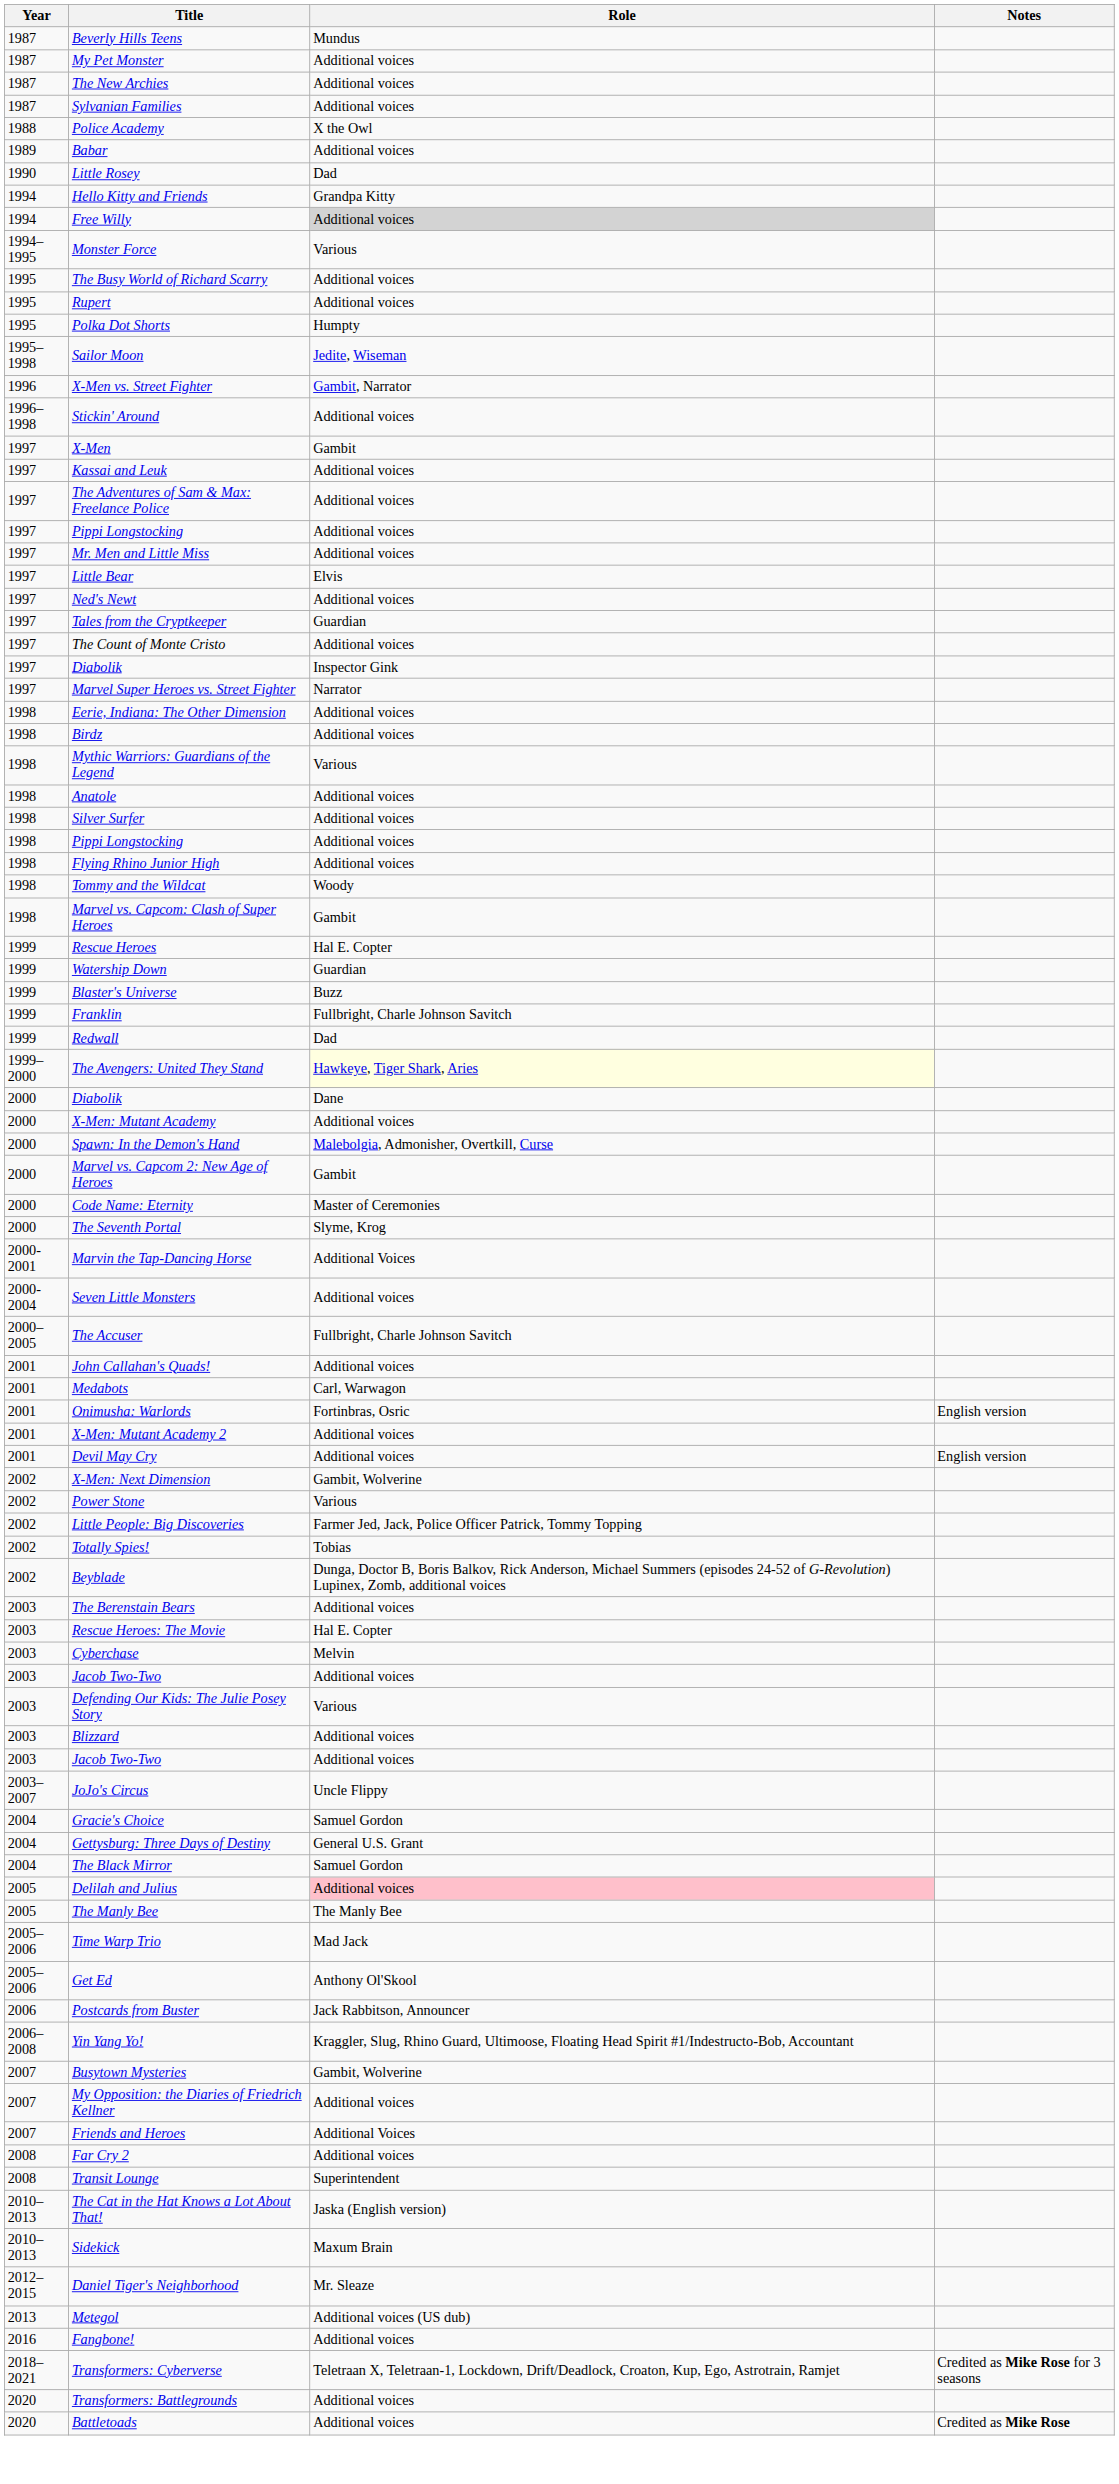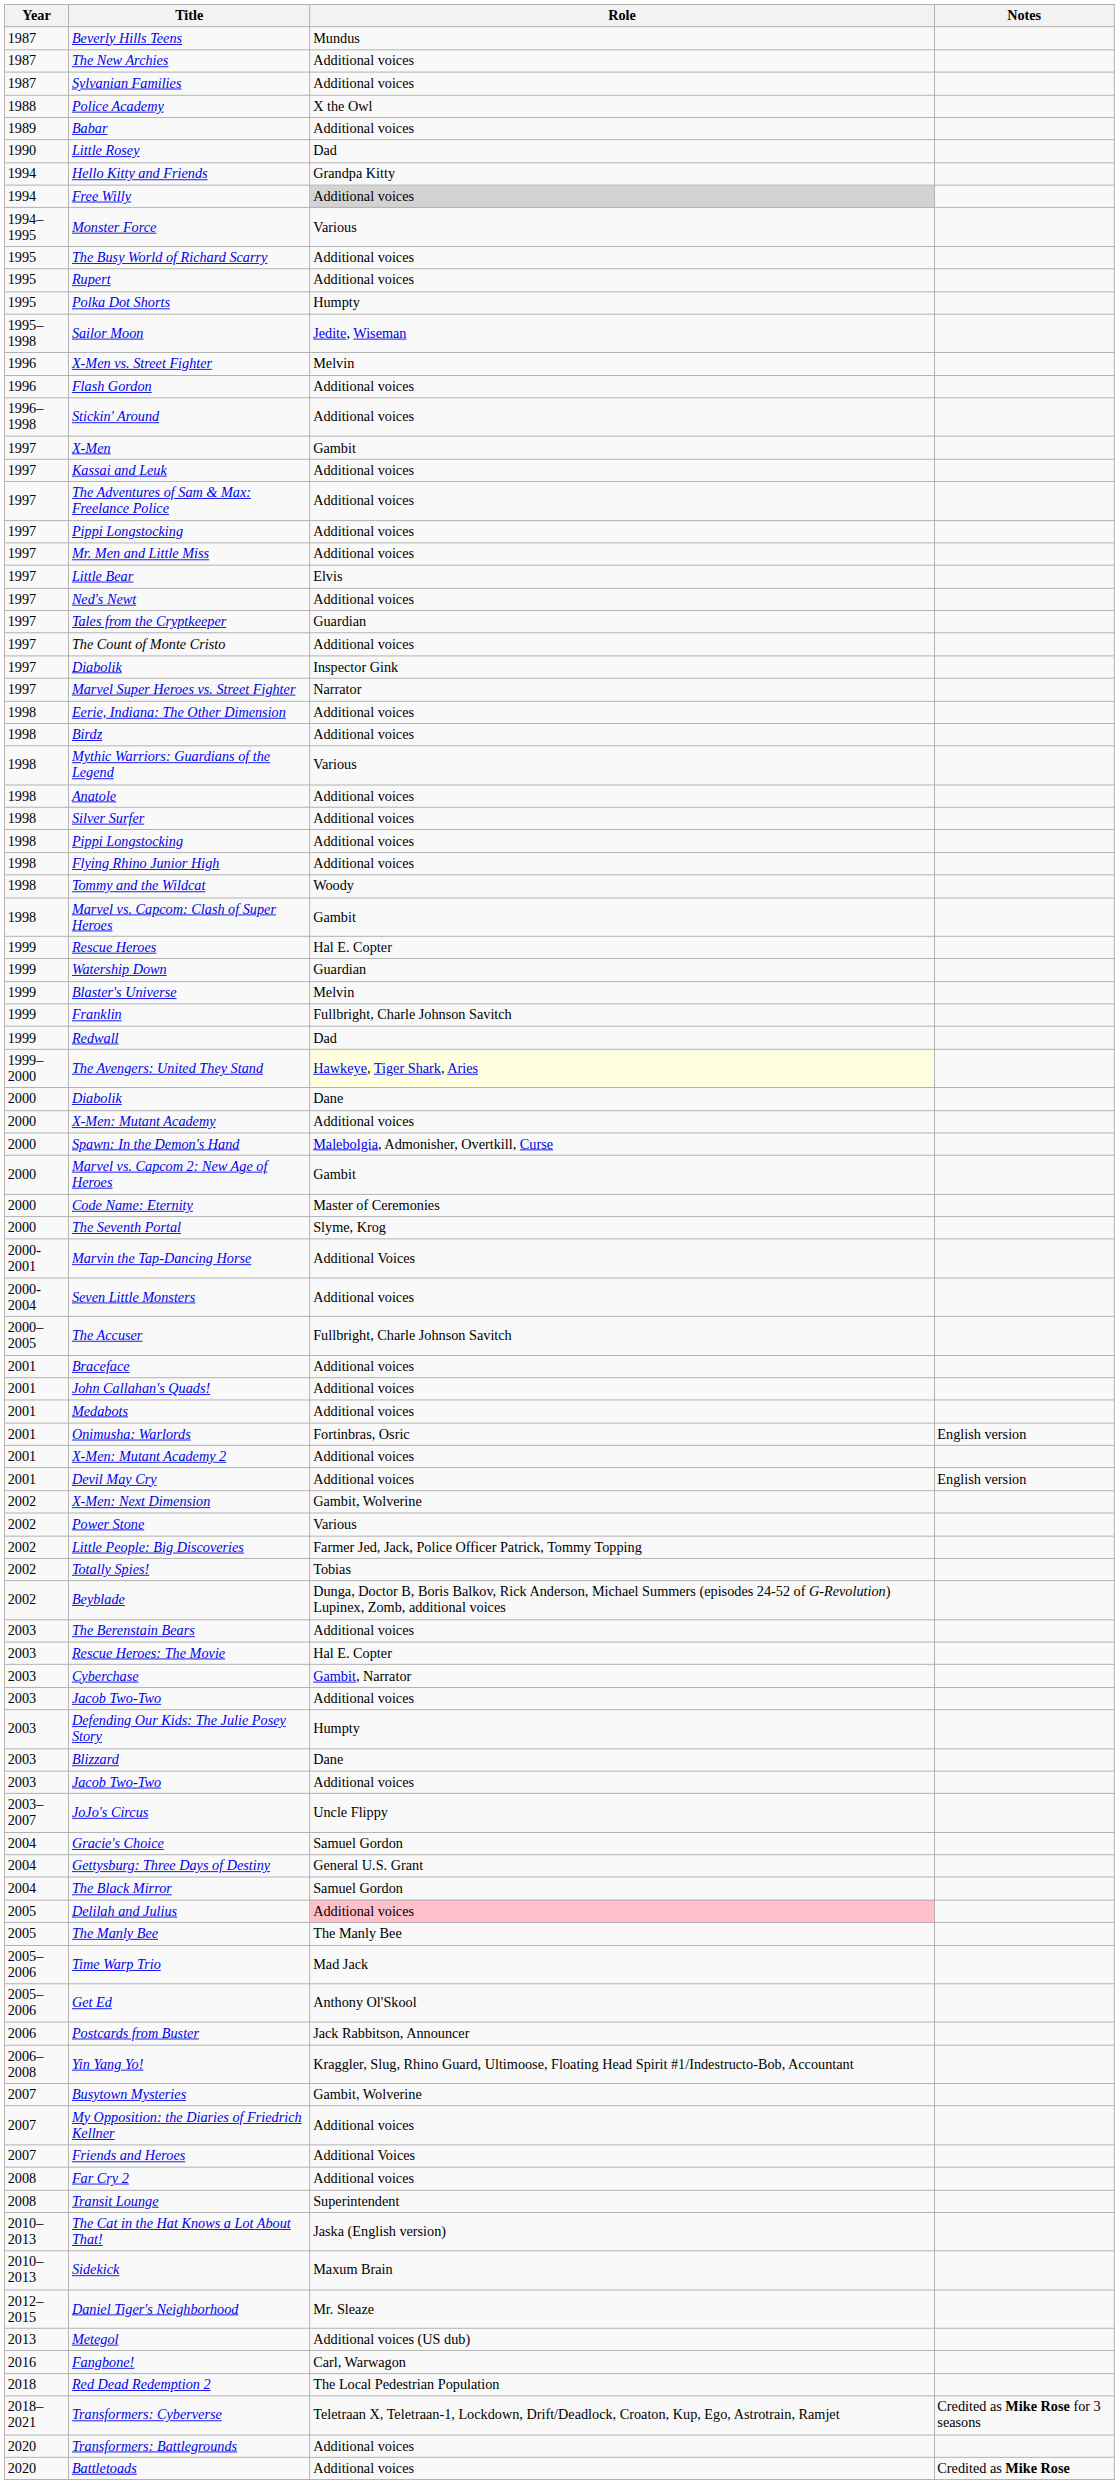- row: (22, 60)
(362, 386) Gambit, Narrator -> (334, 364) Melvin
+ row: (22, 386)
(328, 992) Buzz -> (334, 992) Melvin
+ row: (22, 1366)
(360, 1388) Carl, Warwagon -> (364, 1411) Additional voices
(334, 1653) Melvin -> (362, 1675) Gambit, Narrator
(335, 1706) Various -> (337, 1729) Humpty
(364, 1737) Additional voices -> (328, 1759) Dane
(364, 2339) Additional voices -> (360, 2362) Carl, Warwagon
+ row: (22, 2384)
